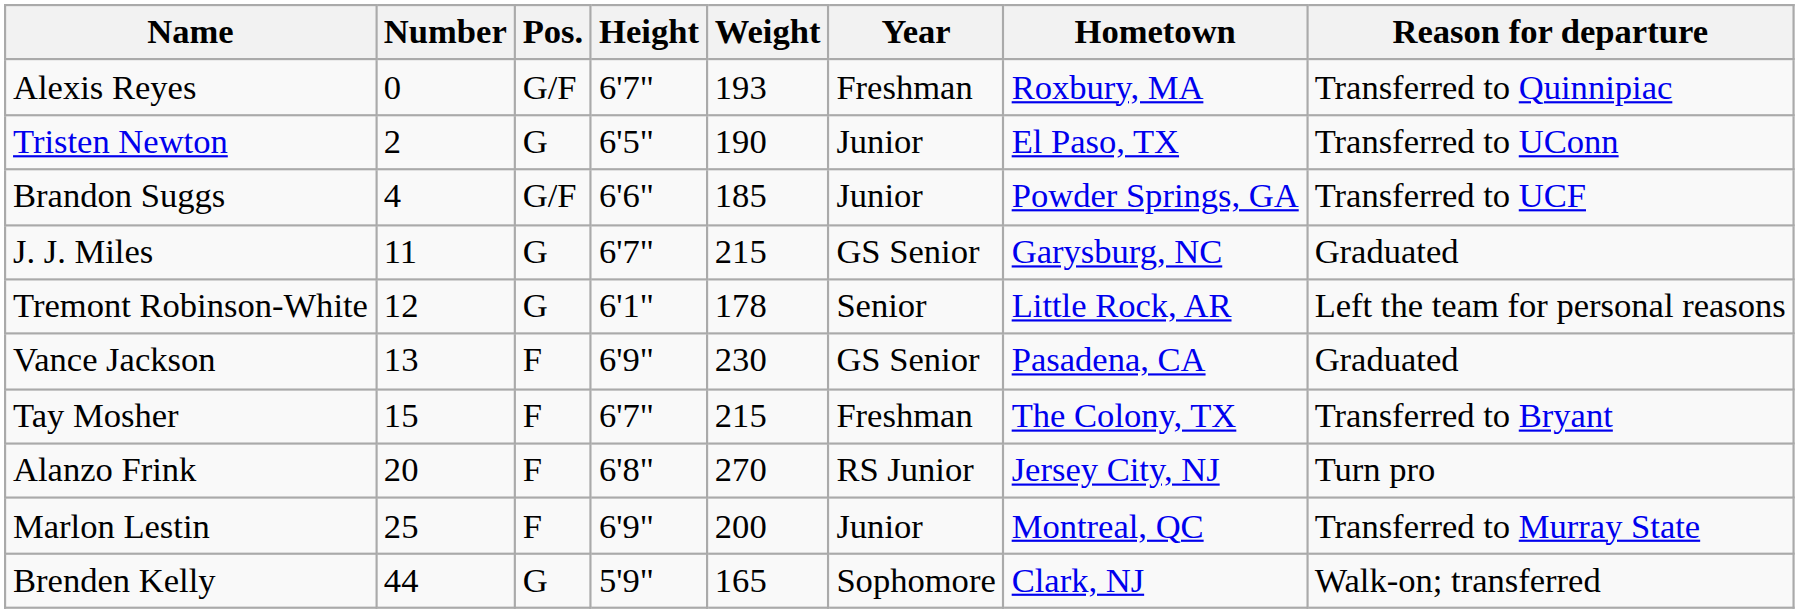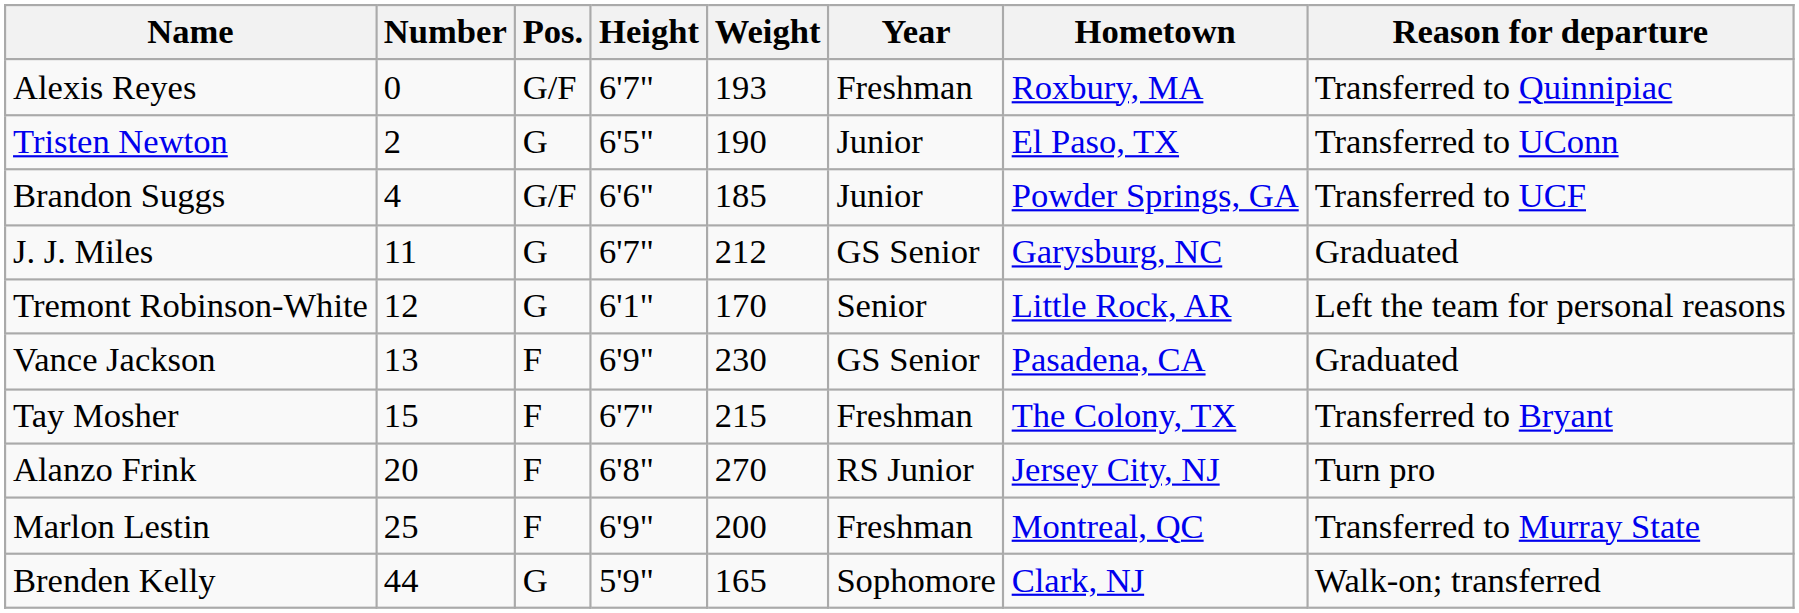(741, 251) 215 -> (741, 251) 212
(741, 305) 178 -> (741, 305) 170
(880, 525) Junior -> (905, 525) Freshman
